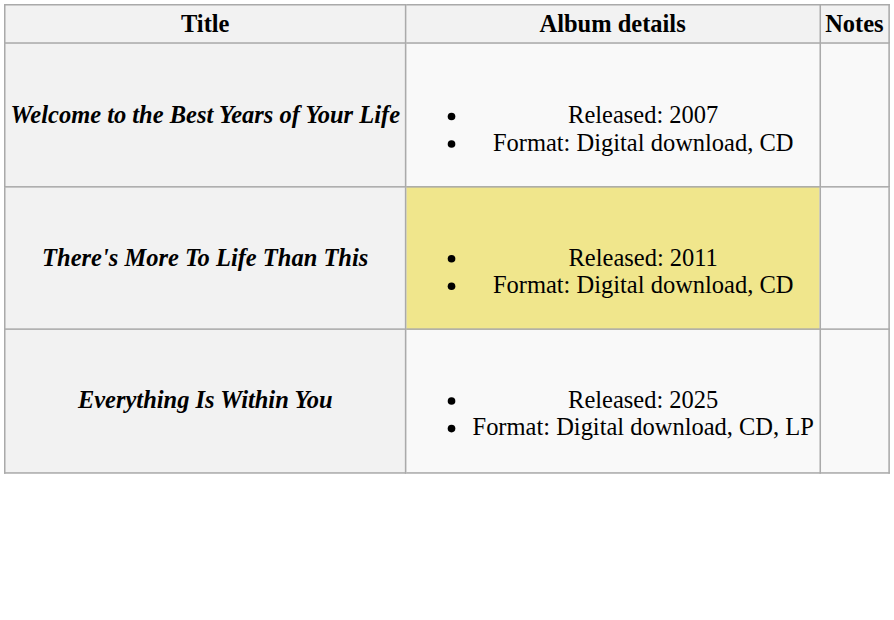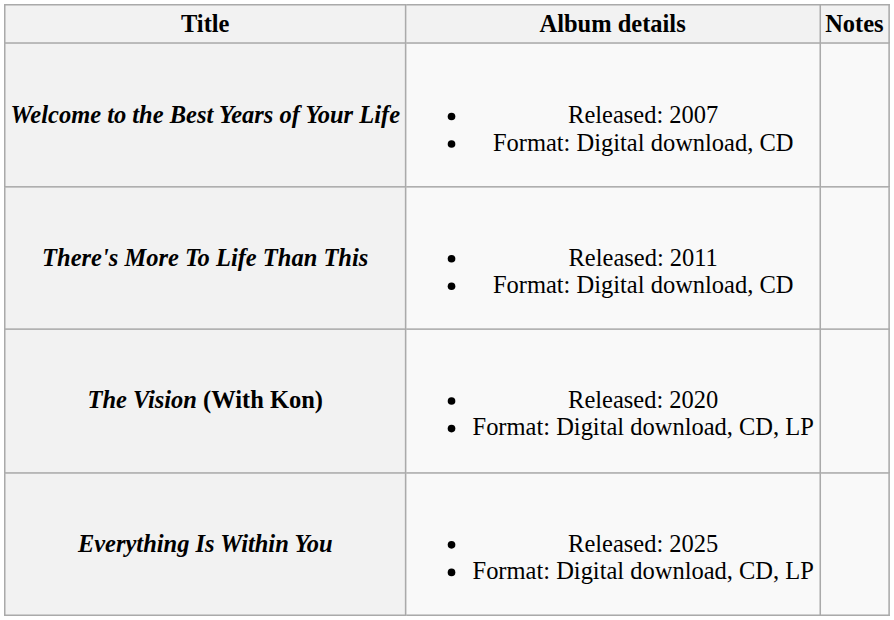(613, 272) khaki background -> (613, 272) no background
+ row: (205, 400)
